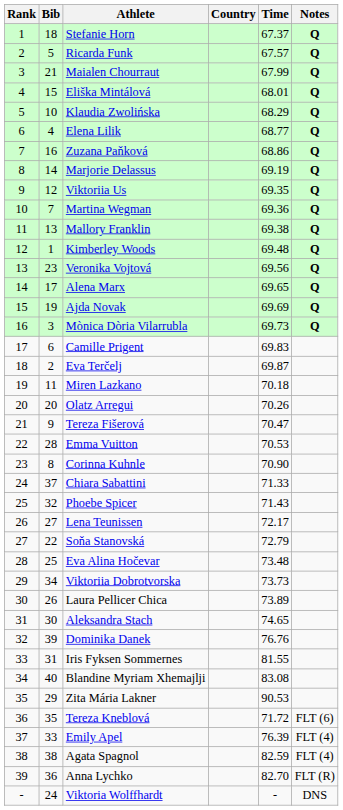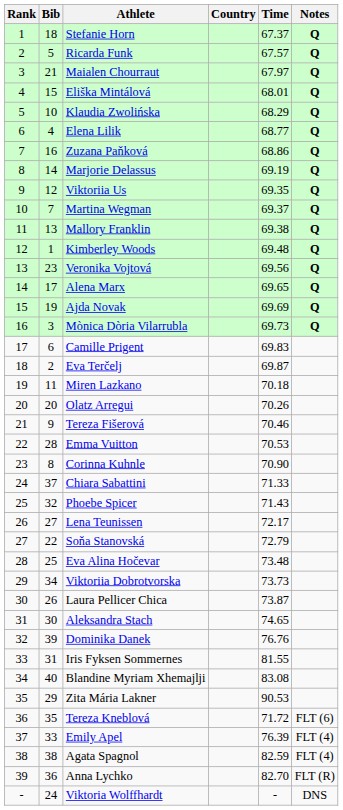(275, 72) 67.99 -> (275, 72) 67.97
(275, 209) 69.36 -> (275, 209) 69.37
(275, 424) 70.47 -> (275, 424) 70.46
(275, 600) 73.89 -> (275, 600) 73.87
